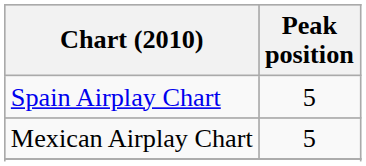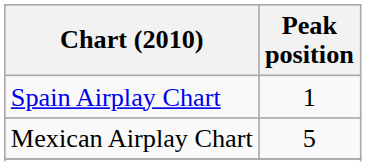(309, 96) 5 -> (309, 96) 1
